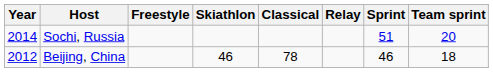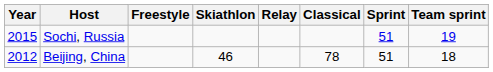columns swapped: (290, 15) <-> (343, 15)
(22, 36) 2014 -> (22, 36) 2015
(448, 36) 20 -> (448, 36) 19
(386, 57) 46 -> (386, 57) 51
